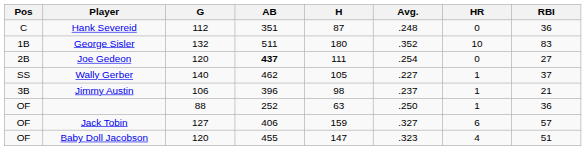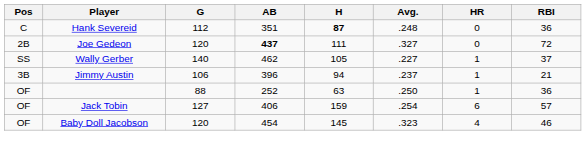(339, 28) normal -> (339, 28) bold
- row: (104, 43)
(408, 59) .254 -> (408, 43) .327
(546, 59) 27 -> (546, 43) 72
(339, 91) 98 -> (339, 75) 94
(408, 122) .327 -> (408, 106) .254
(270, 138) 455 -> (270, 122) 454
(339, 138) 147 -> (339, 122) 145
(546, 138) 51 -> (546, 122) 46
